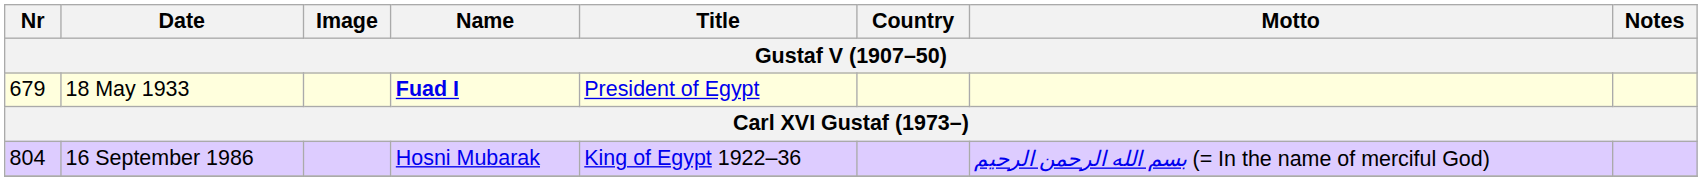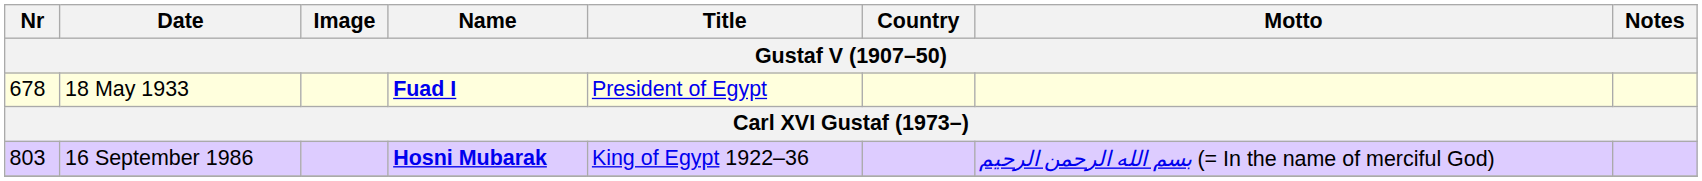(28, 89) 679 -> (28, 89) 678
(28, 158) 804 -> (28, 158) 803
(468, 158) normal -> (470, 158) bold
